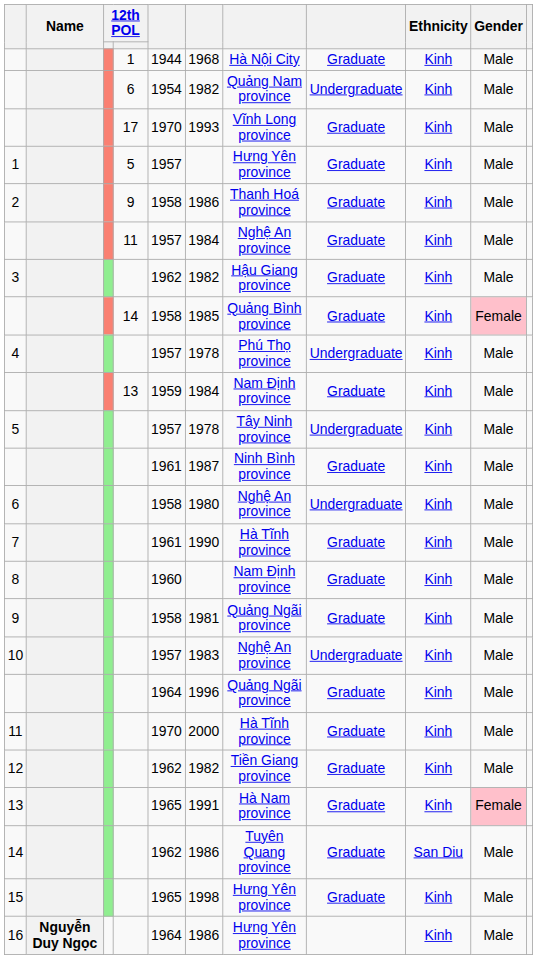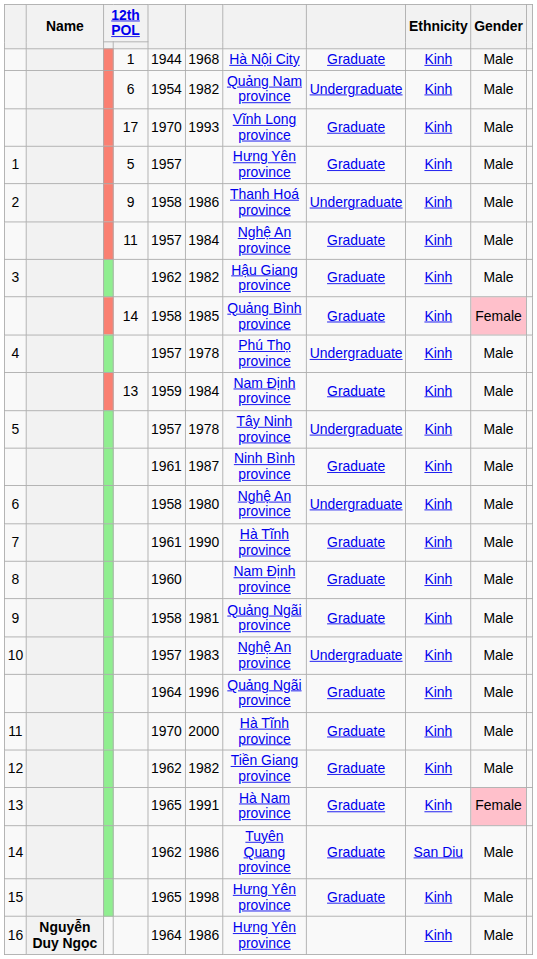(356, 202) Graduate -> (356, 202) Undergraduate
